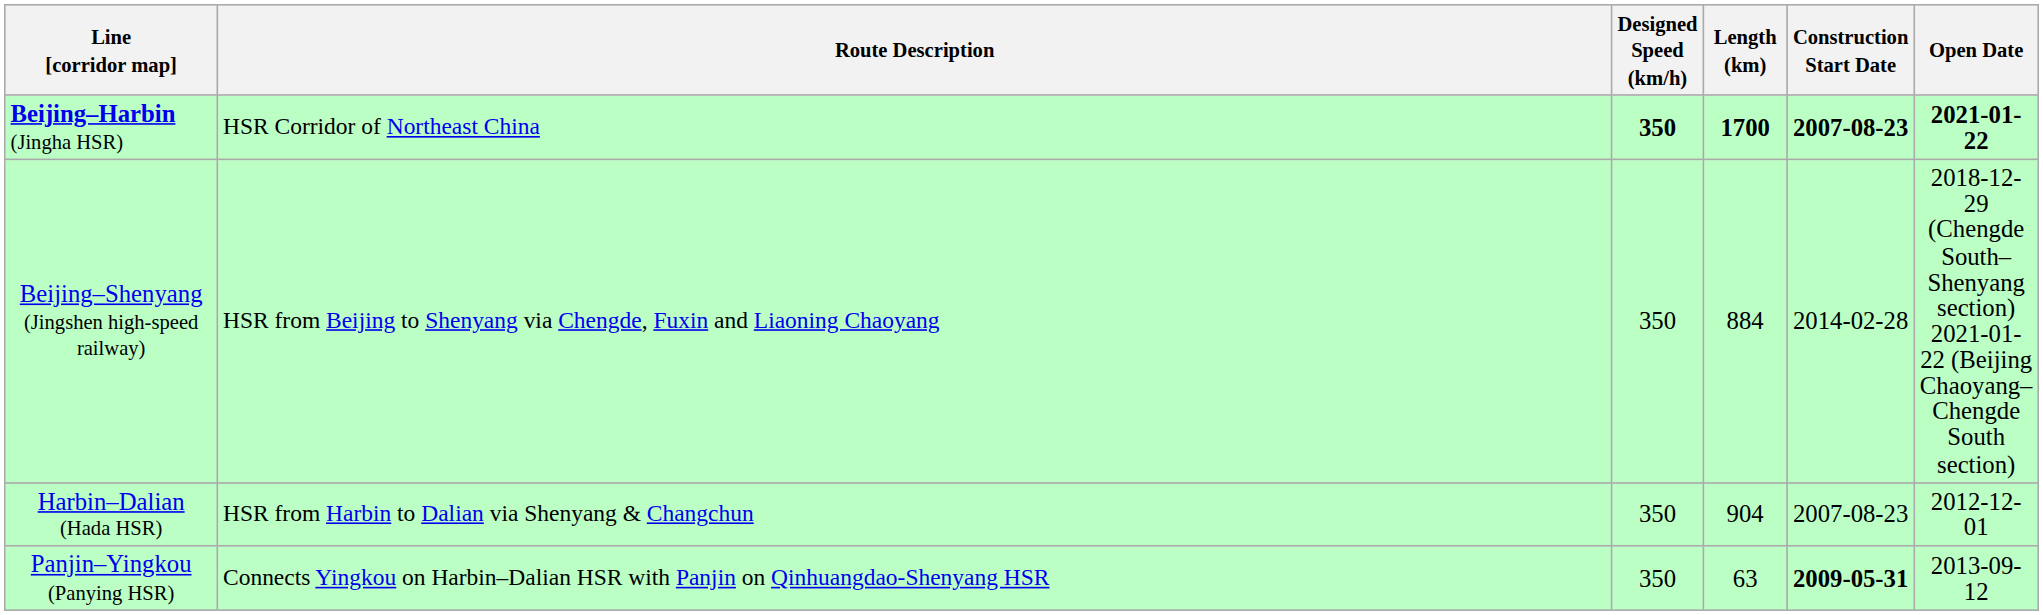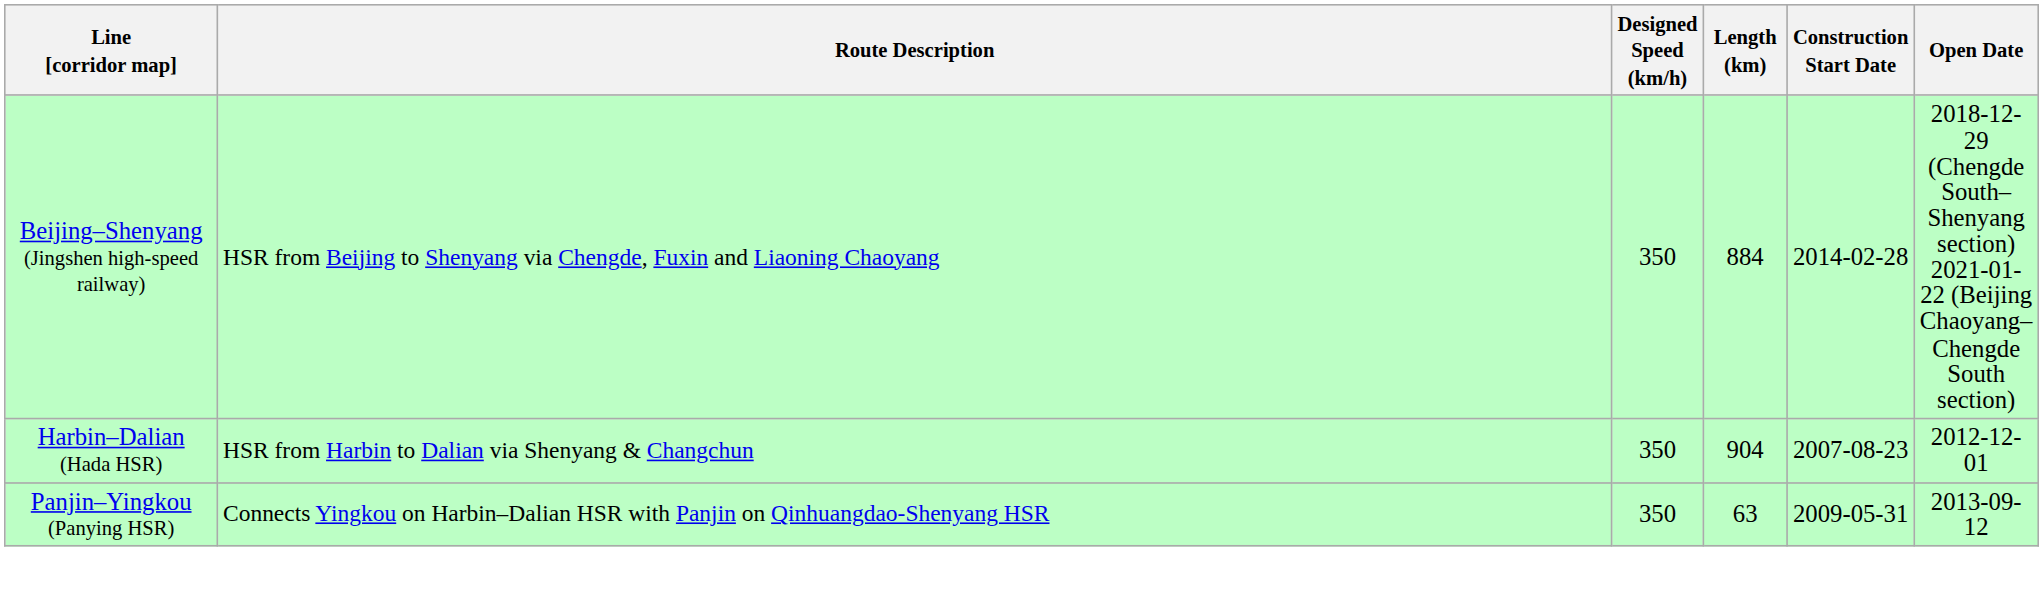- row: (93, 127)
(1851, 578) bold -> (1851, 514) normal
